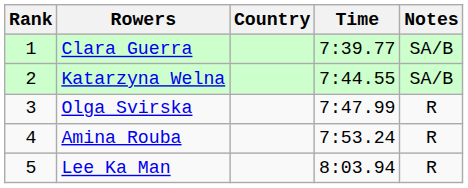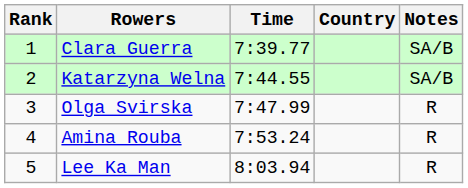columns swapped: (272, 20) <-> (357, 20)
